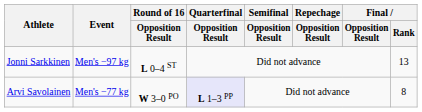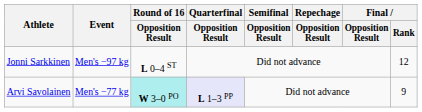(404, 62) 13 -> (404, 62) 12
(159, 98) no background -> (159, 98) paleturquoise background
(404, 92) 8 -> (404, 92) 9
